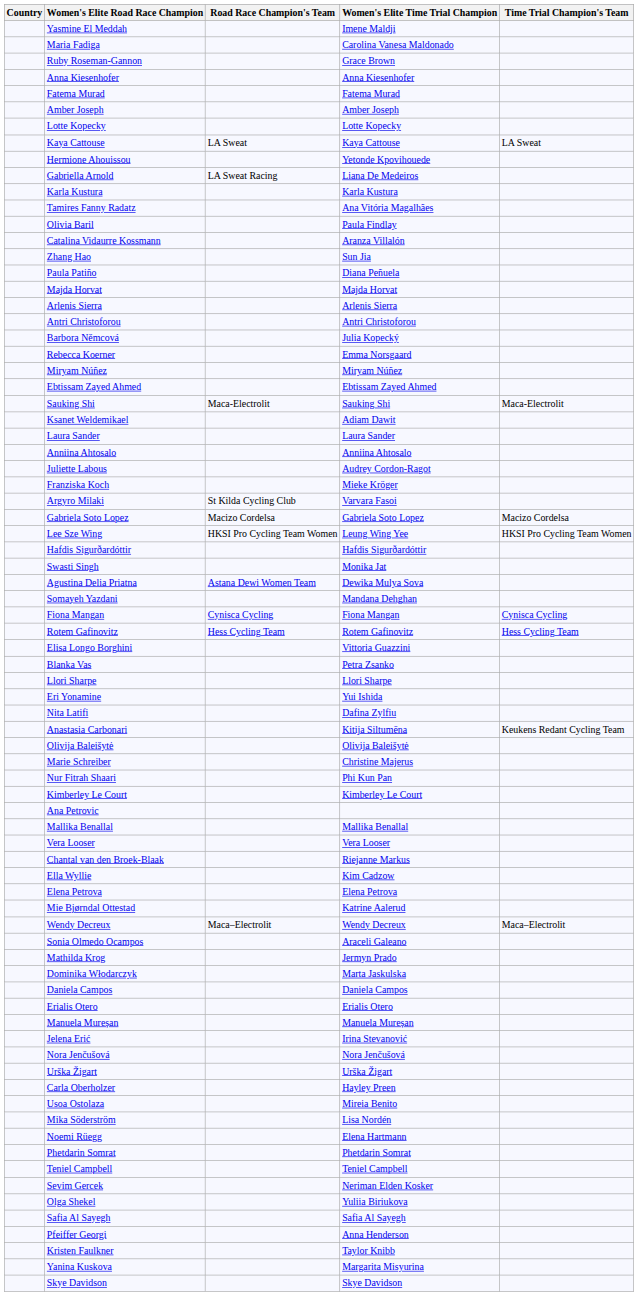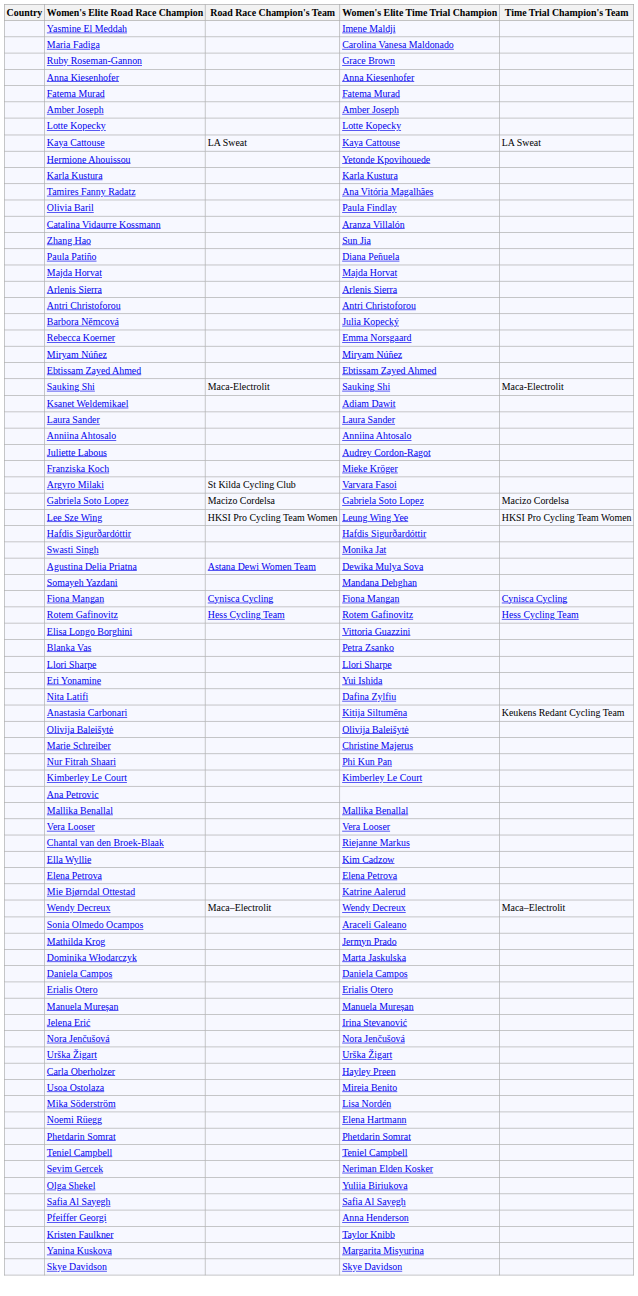- row: (80, 175)
